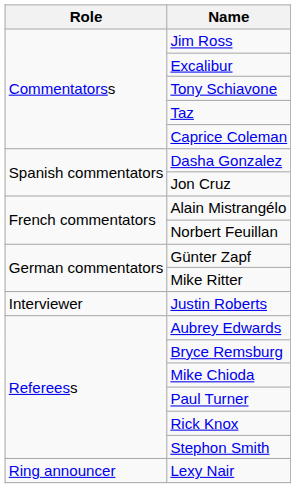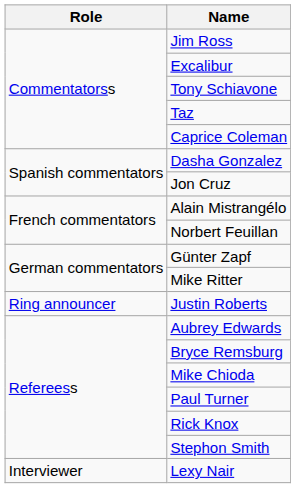(46, 304) Interviewer -> (62, 304) Ring announcer
(62, 471) Ring announcer -> (46, 471) Interviewer
